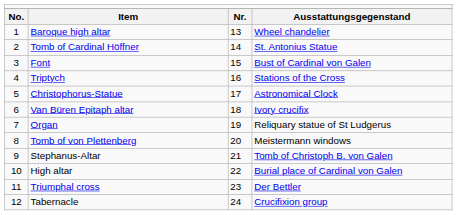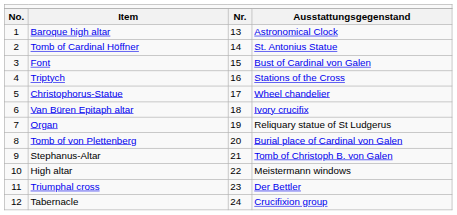(292, 32) Wheel chandelier -> (296, 32) Astronomical Clock
(296, 94) Astronomical Clock -> (292, 94) Wheel chandelier
(303, 140) Meistermann windows -> (328, 140) Burial place of Cardinal von Galen
(328, 171) Burial place of Cardinal von Galen -> (303, 171) Meistermann windows
